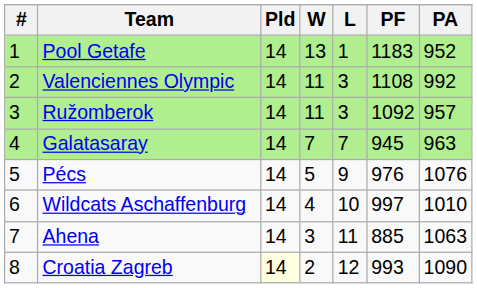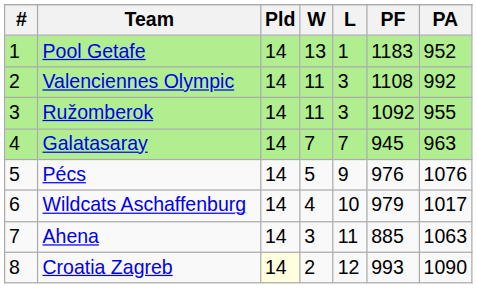(440, 112) 957 -> (440, 112) 955
(387, 205) 997 -> (387, 205) 979
(445, 205) 1010 -> (445, 205) 1017
